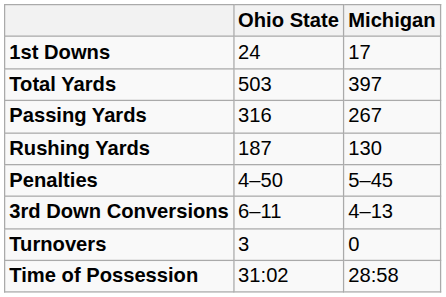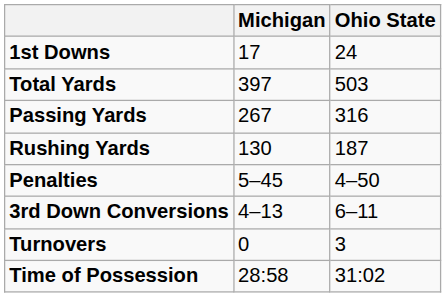columns swapped: (392, 20) <-> (289, 20)
